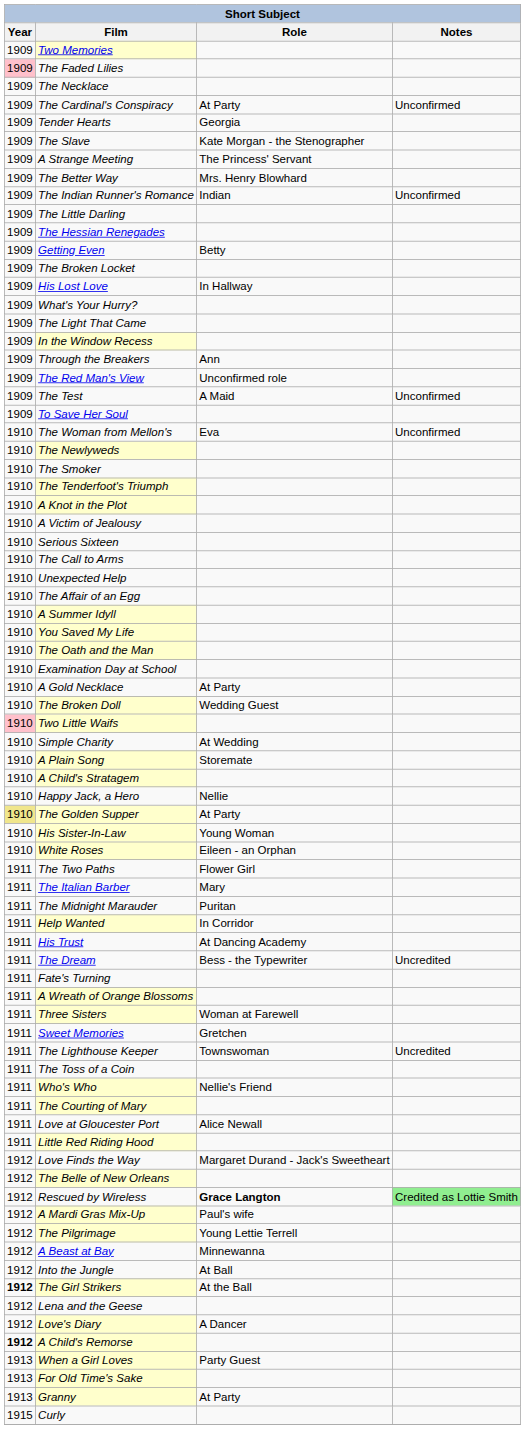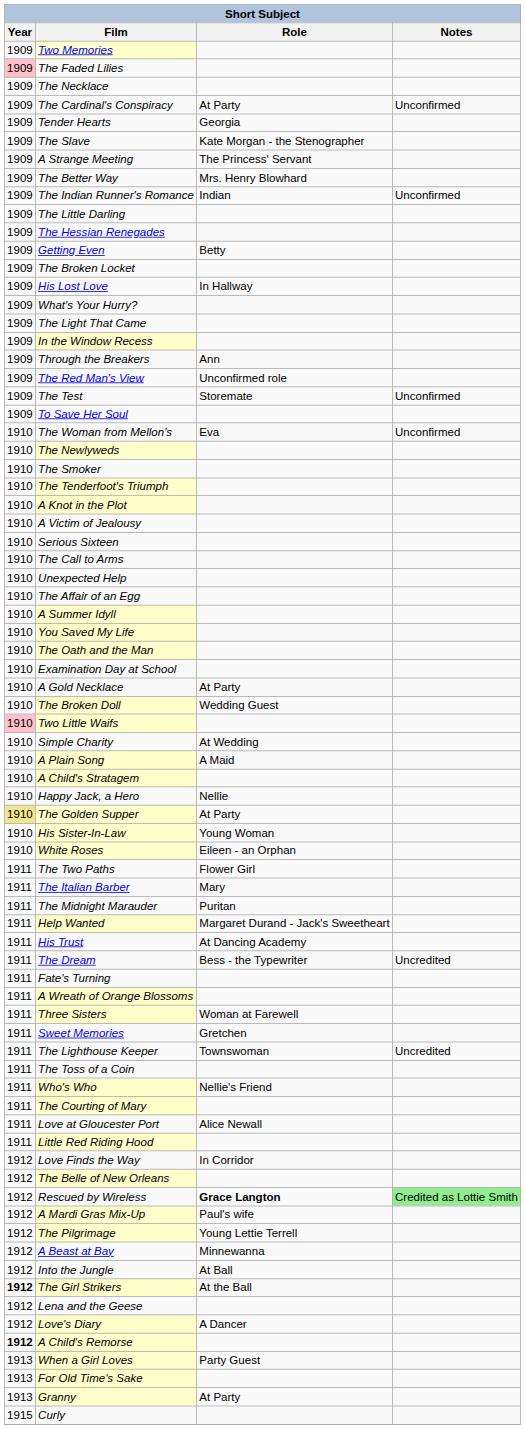(217, 396) A Maid -> (226, 396) Storemate
(226, 760) Storemate -> (217, 760) A Maid
(226, 924) In Corridor -> (294, 924) Margaret Durand - Jack's Sweetheart
(294, 1160) Margaret Durand - Jack's Sweetheart -> (226, 1160) In Corridor
